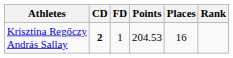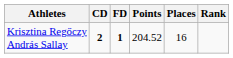(120, 37) normal -> (120, 37) bold
(147, 37) 204.53 -> (147, 37) 204.52
